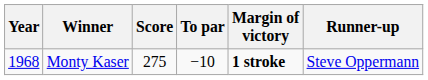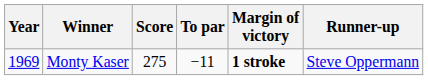(24, 61) 1968 -> (24, 61) 1969
(203, 61) −10 -> (203, 61) −11
